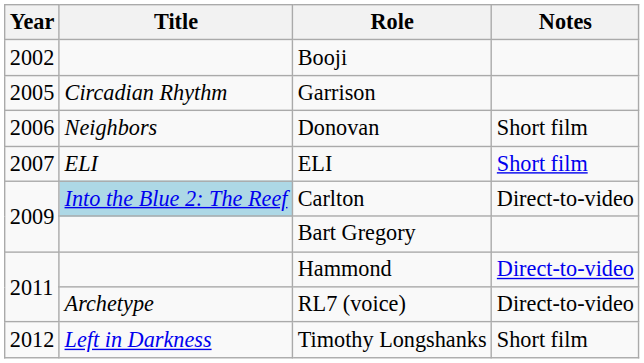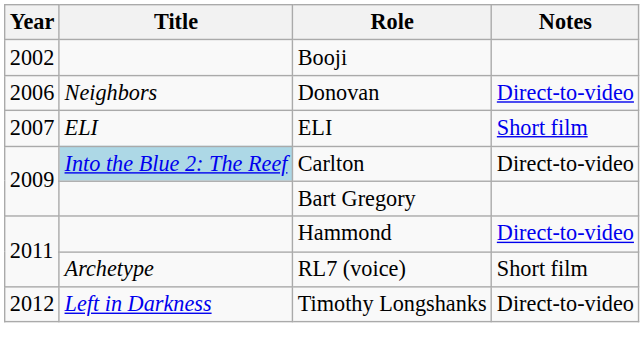- row: (337, 92)
(542, 127) Short film -> (565, 92) Direct-to-video
(565, 304) Direct-to-video -> (542, 269) Short film
(542, 339) Short film -> (565, 304) Direct-to-video
